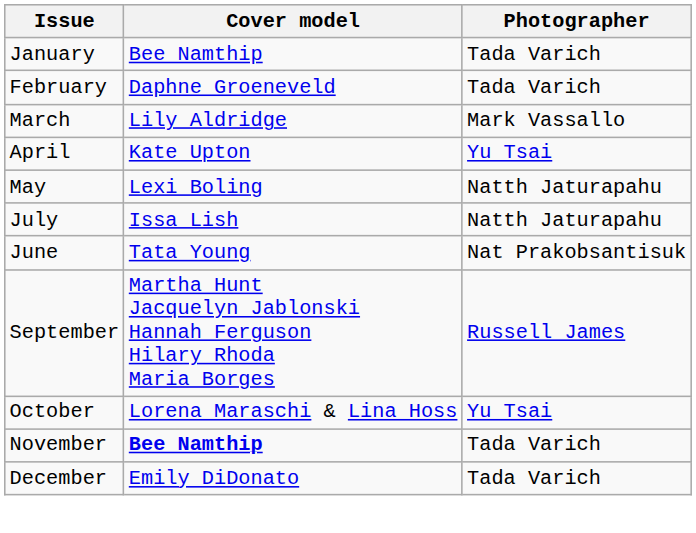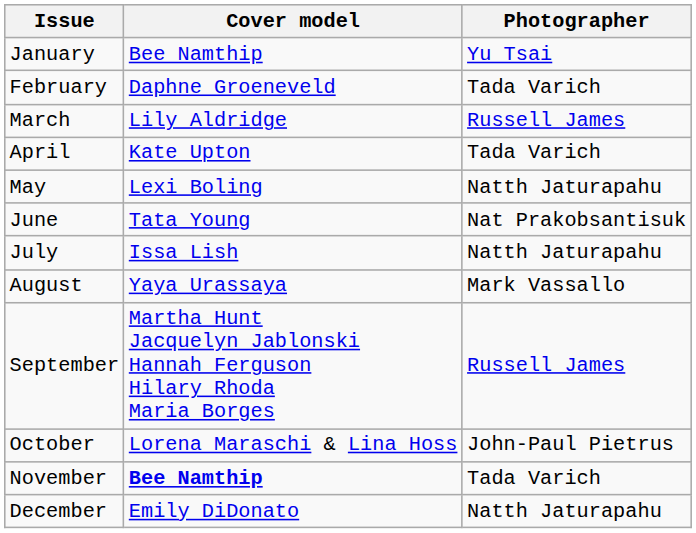(534, 54) Tada Varich -> (510, 54) Yu Tsai
(546, 120) Mark Vassallo -> (546, 120) Russell James
(510, 154) Yu Tsai -> (534, 154) Tada Varich
rows swapped: (34, 253) <-> (34, 220)
+ row: (46, 286)
(510, 412) Yu Tsai -> (571, 445) John-Paul Pietrus
(534, 478) Tada Varich -> (564, 512) Natth Jaturapahu
